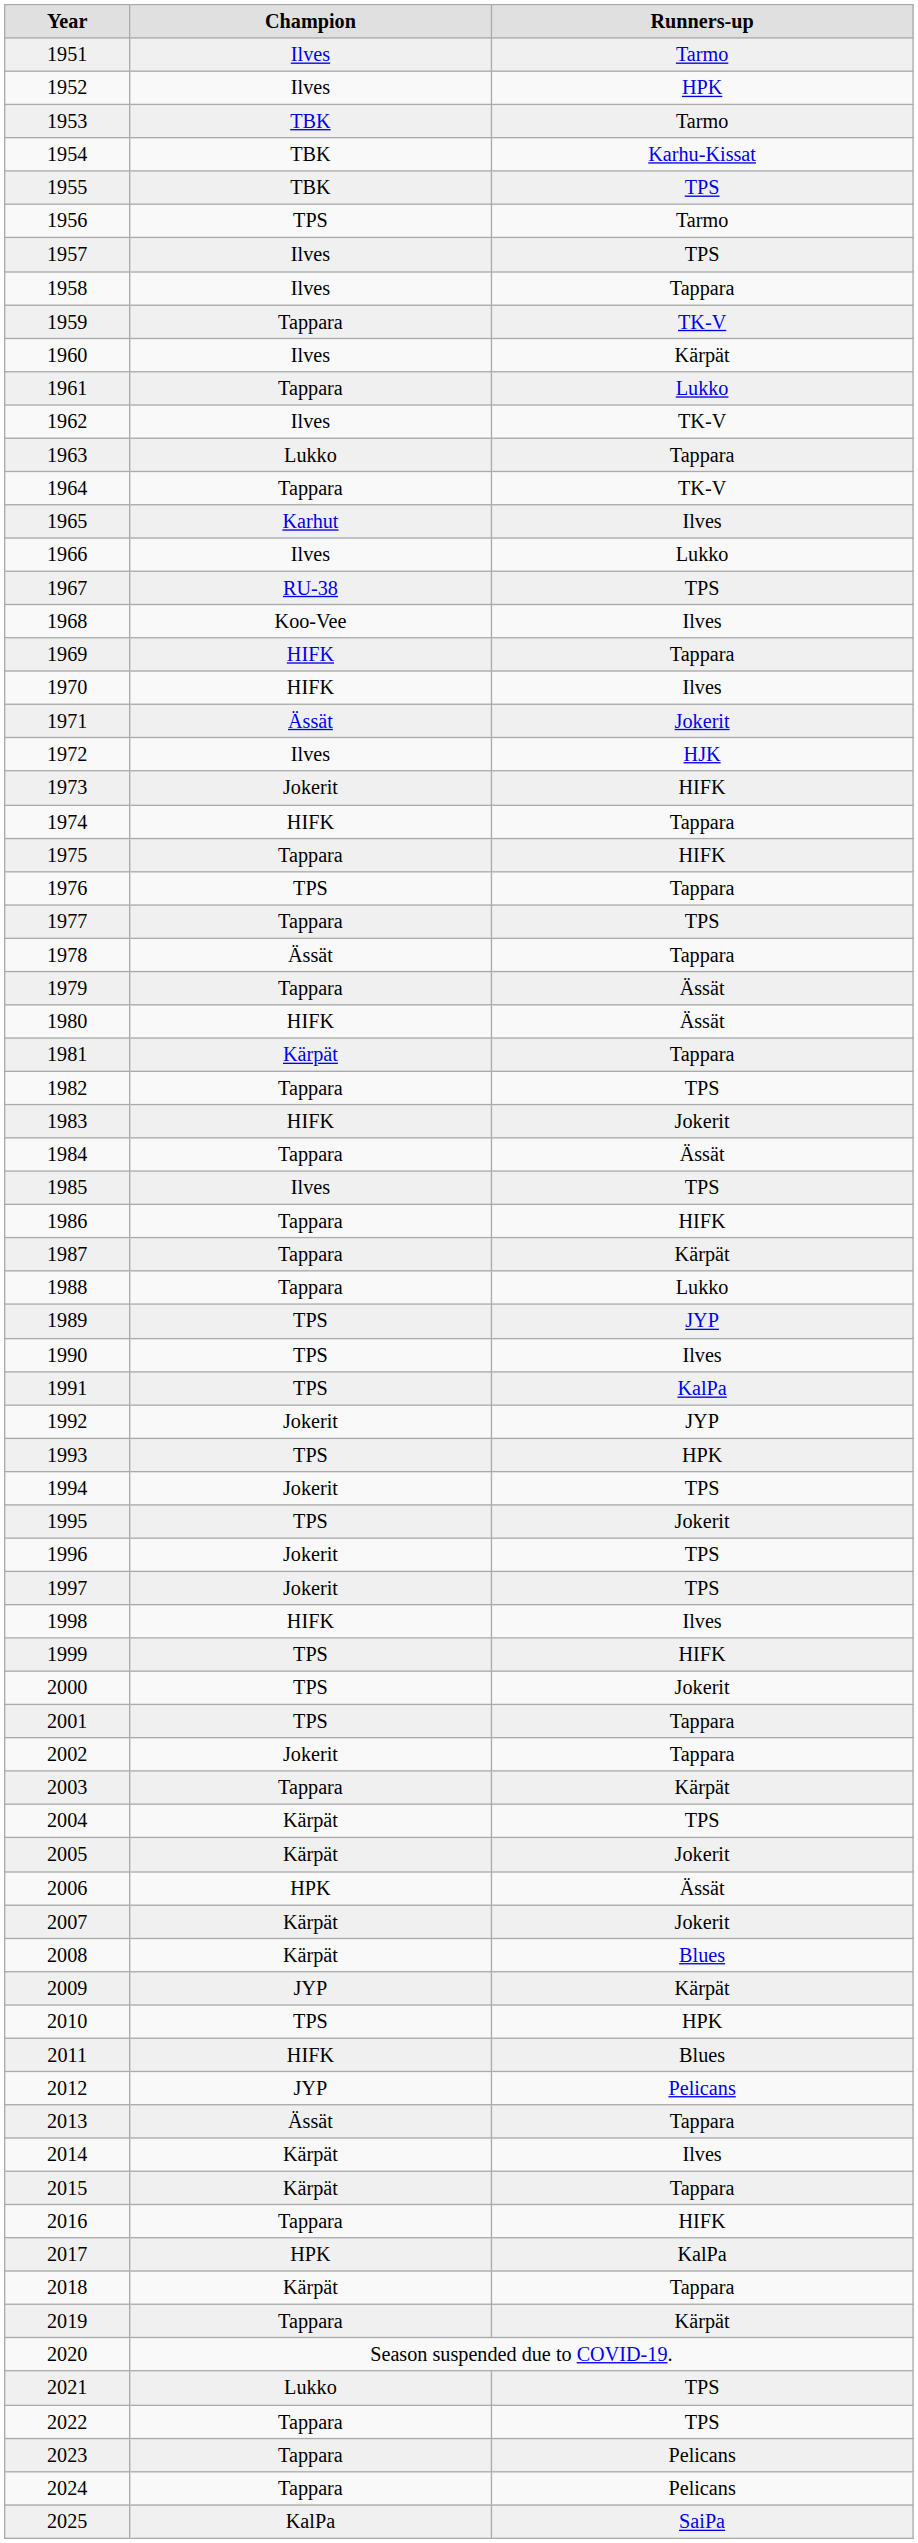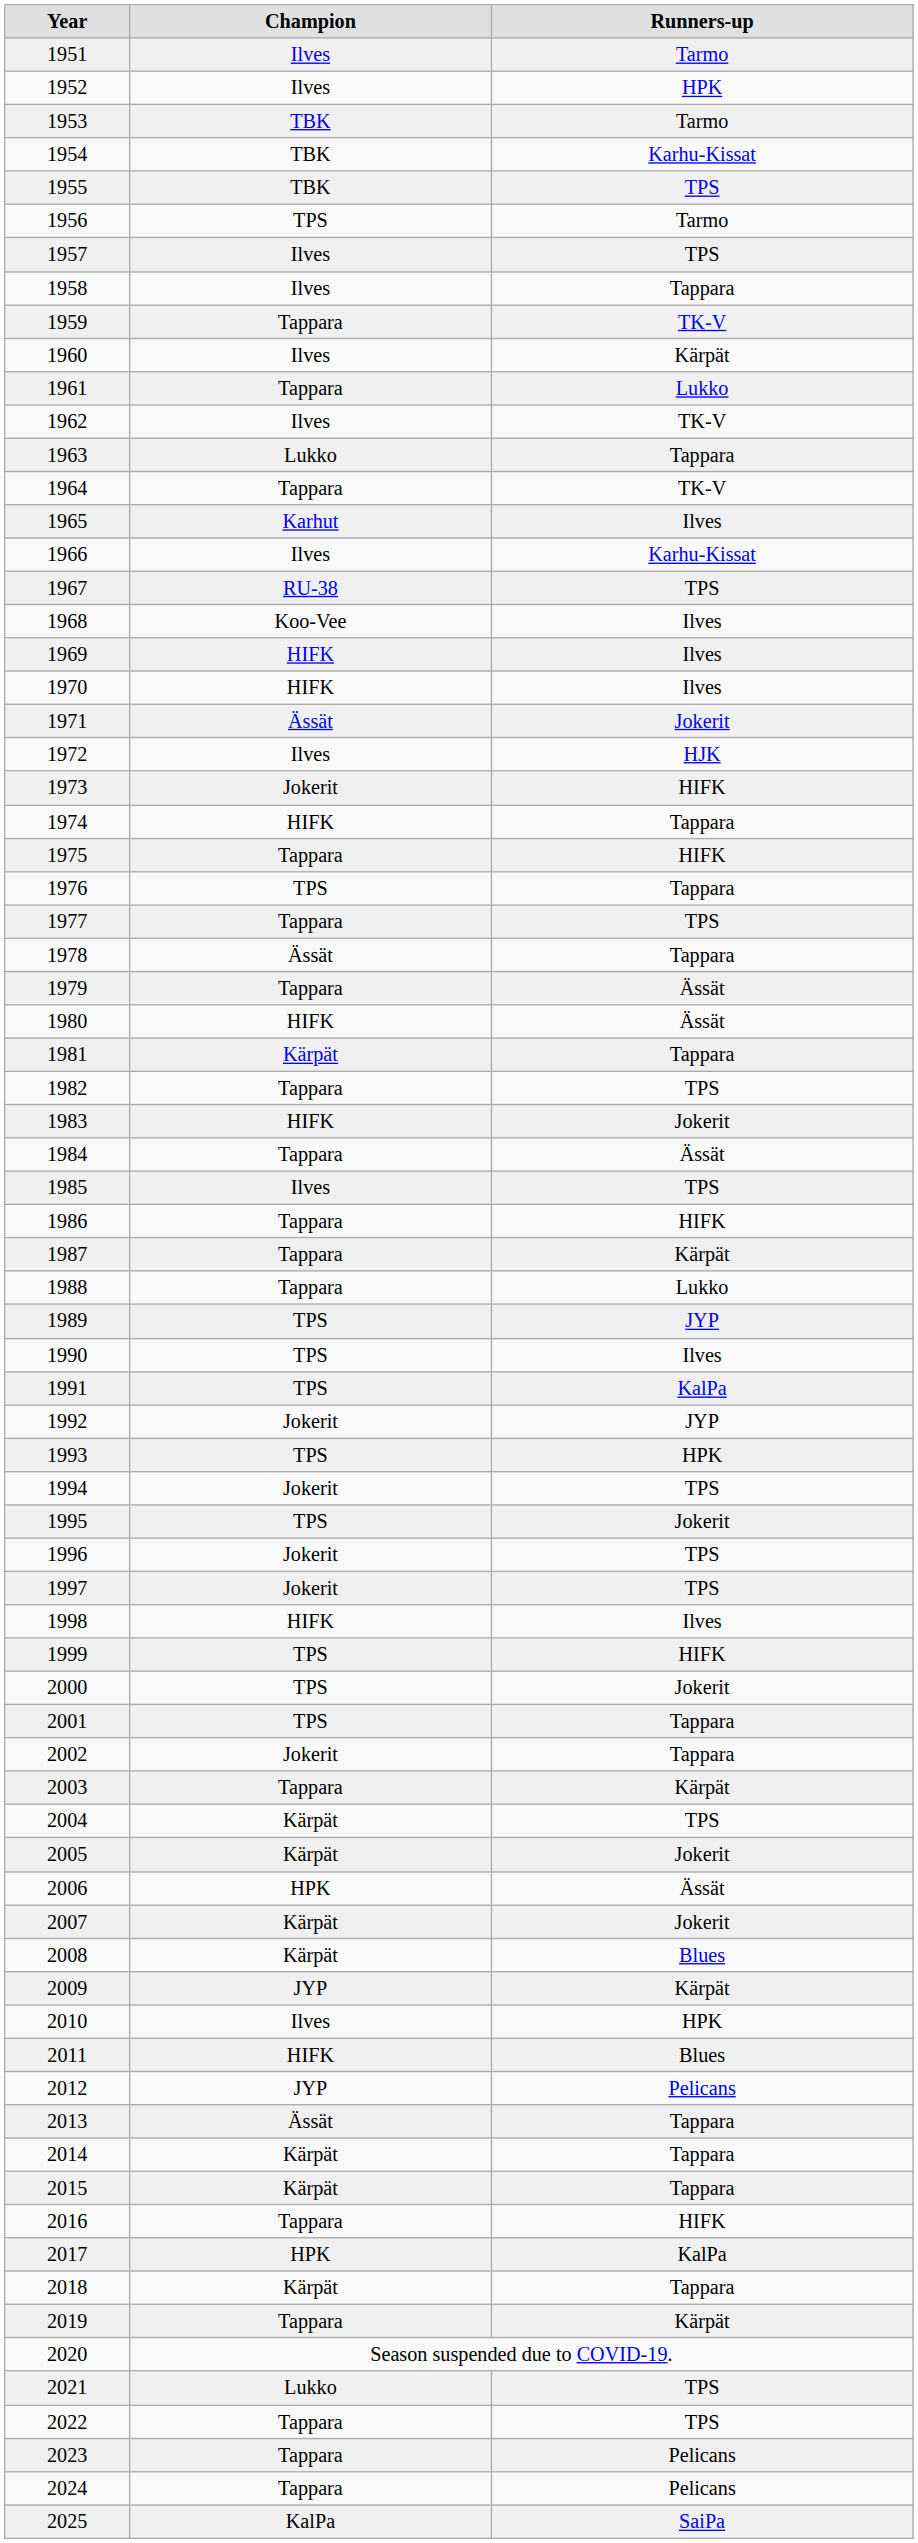(702, 554) Lukko -> (702, 554) Karhu-Kissat
(702, 654) Tappara -> (702, 654) Ilves
(310, 2021) TPS -> (310, 2021) Ilves
(702, 2154) Ilves -> (702, 2154) Tappara
